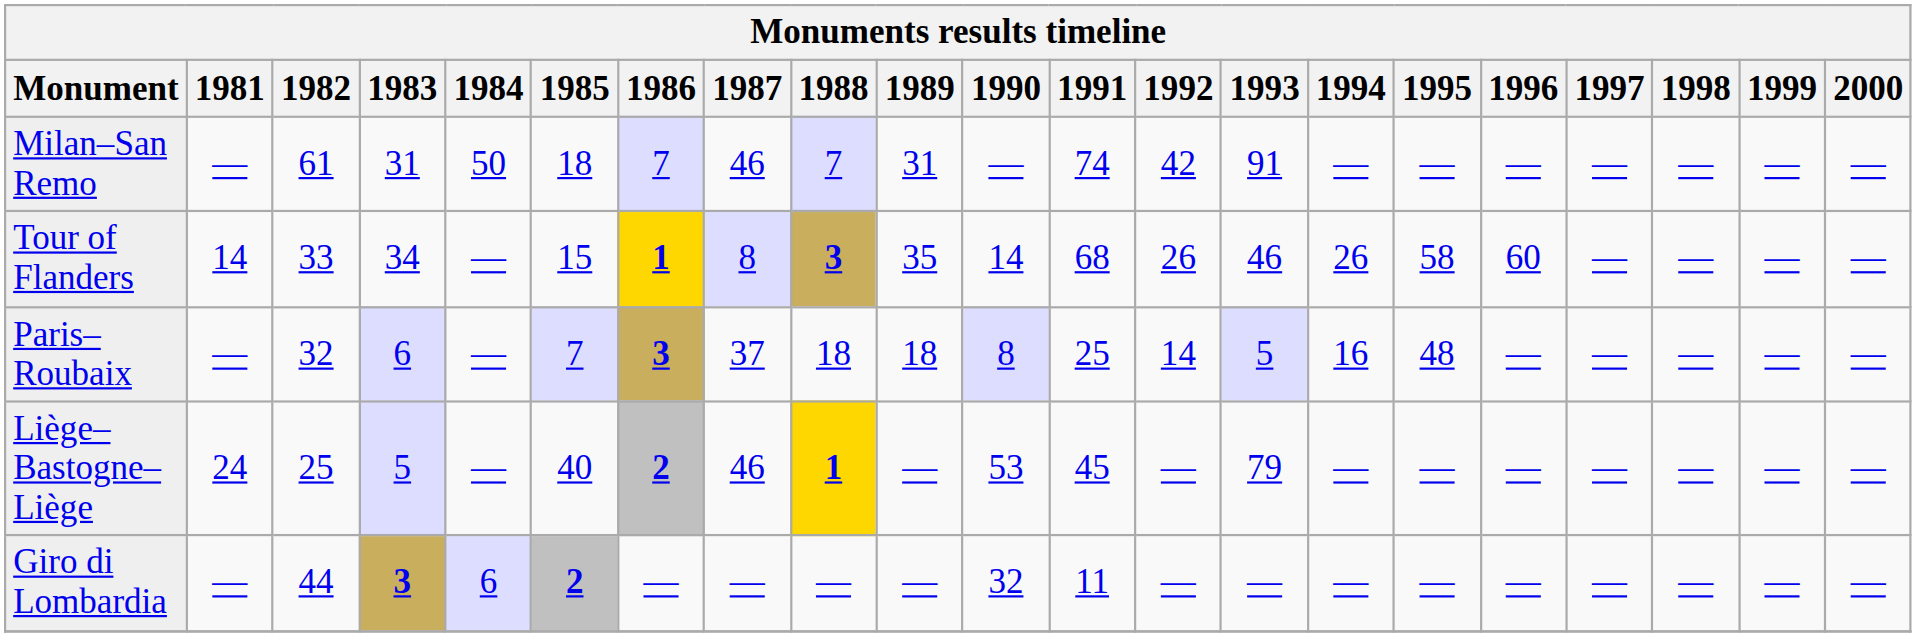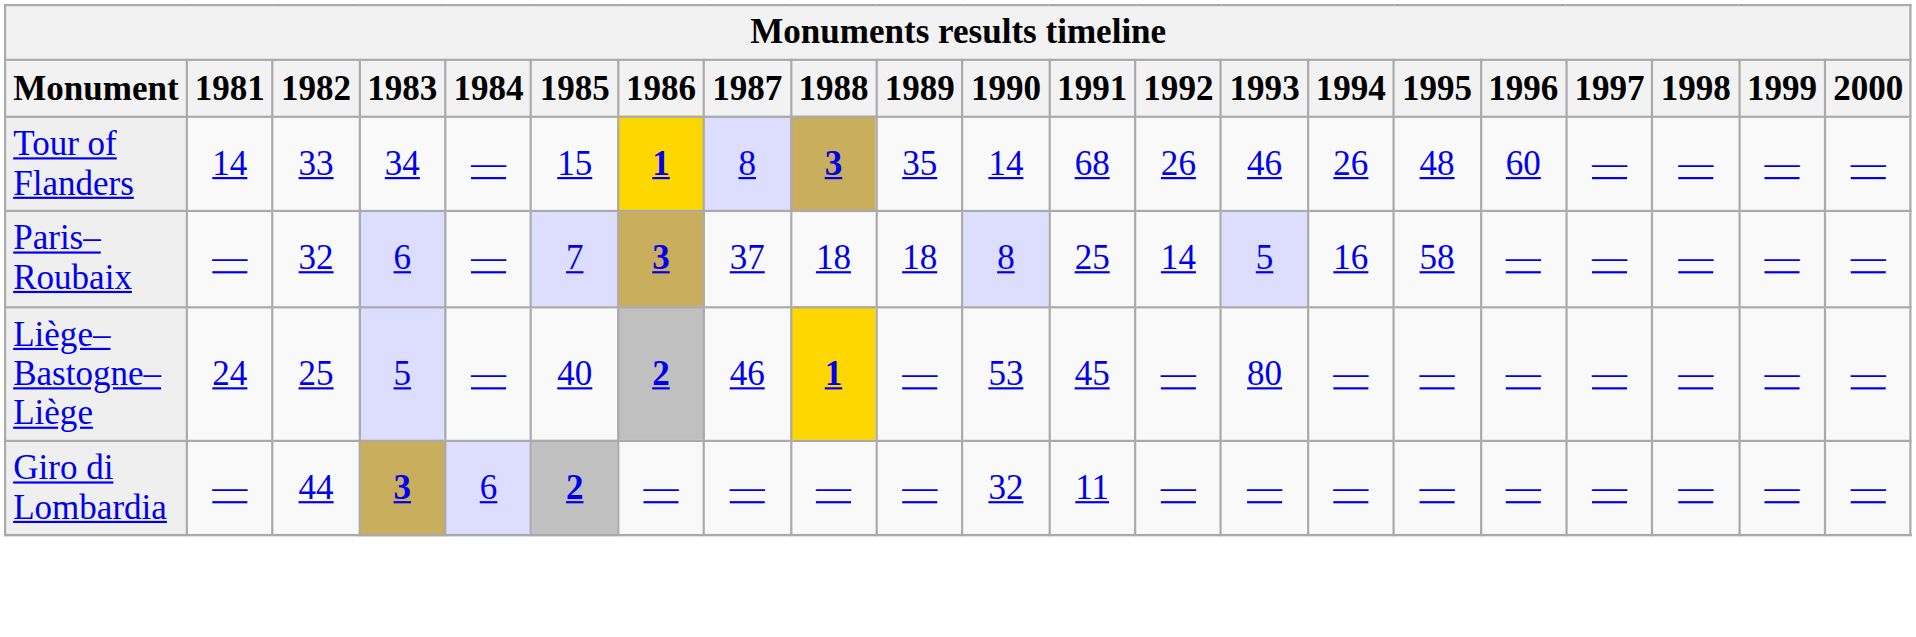- row: (90, 163)
(1437, 258) 58 -> (1437, 163) 48
(1437, 353) 48 -> (1437, 258) 58
(1265, 467) 79 -> (1265, 372) 80
